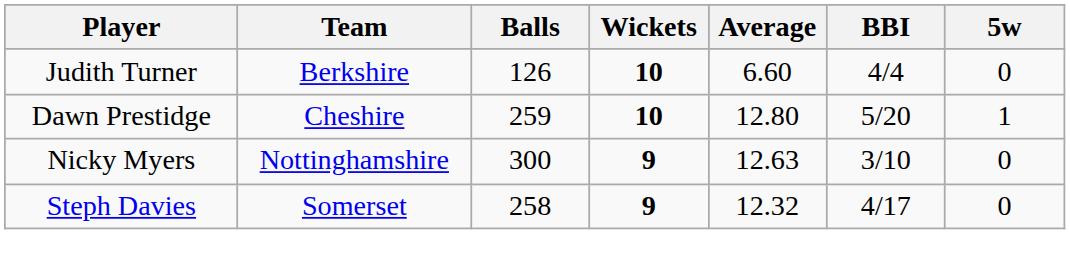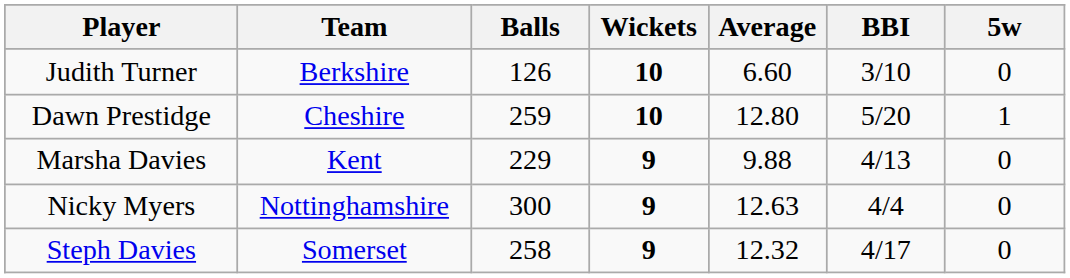(886, 71) 4/4 -> (886, 71) 3/10
+ row: (121, 160)
(886, 160) 3/10 -> (886, 205) 4/4
